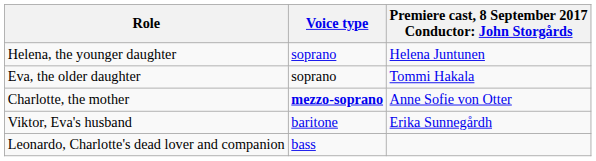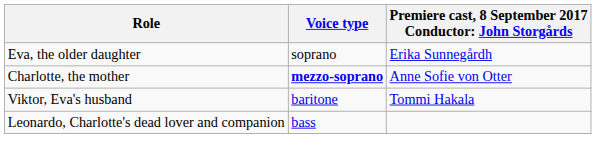- row: (92, 54)
(432, 76) Tommi Hakala -> (441, 54) Erika Sunnegårdh
(441, 122) Erika Sunnegårdh -> (432, 99) Tommi Hakala
